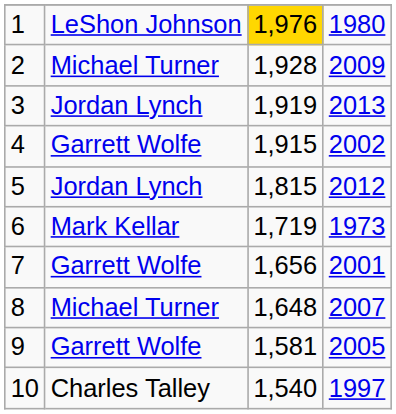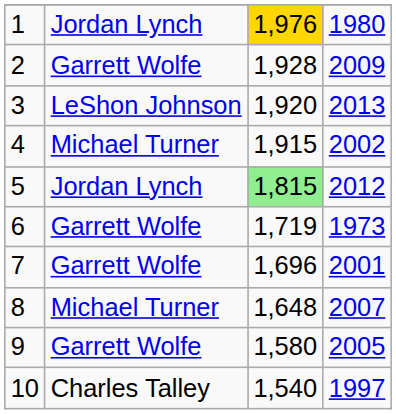(146, 24) LeShon Johnson -> (127, 24) Jordan Lynch
(135, 65) Michael Turner -> (126, 65) Garrett Wolfe
(127, 105) Jordan Lynch -> (146, 105) LeShon Johnson
(285, 105) 1,919 -> (285, 105) 1,920
(126, 145) Garrett Wolfe -> (135, 145) Michael Turner
(285, 186) no background -> (285, 186) lightgreen background
(115, 226) Mark Kellar -> (126, 226) Garrett Wolfe
(285, 266) 1,656 -> (285, 266) 1,696
(285, 347) 1,581 -> (285, 347) 1,580
